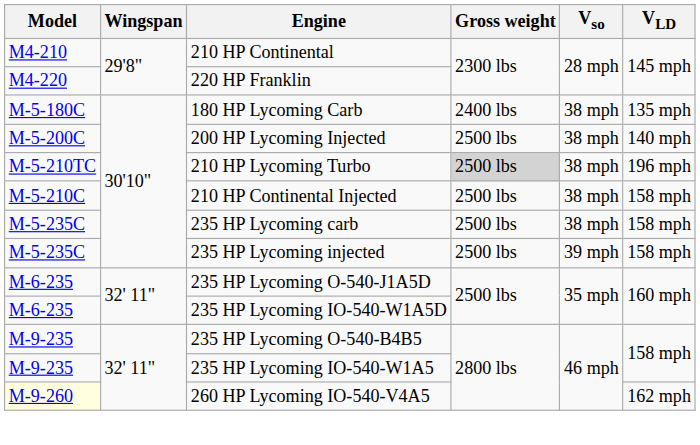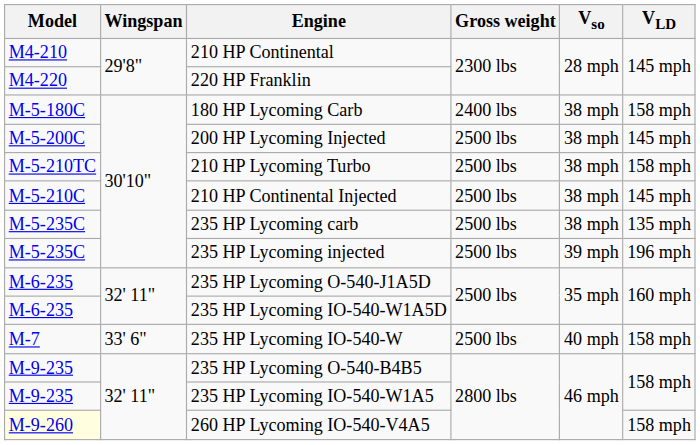(659, 109) 135 mph -> (659, 109) 158 mph
(659, 138) 140 mph -> (659, 138) 145 mph
(486, 166) lightgrey background -> (486, 166) no background
(659, 166) 196 mph -> (659, 166) 158 mph
(659, 195) 158 mph -> (659, 195) 145 mph
(659, 224) 158 mph -> (659, 224) 135 mph
(659, 252) 158 mph -> (659, 252) 196 mph
+ row: (297, 338)
(659, 396) 162 mph -> (659, 425) 158 mph
